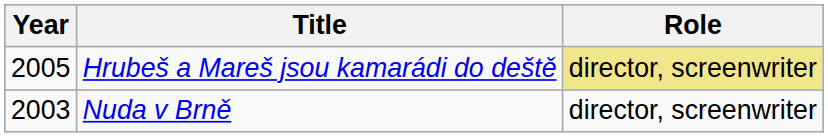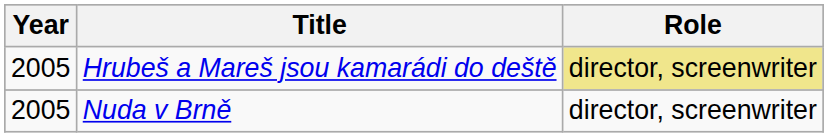(41, 110) 2003 -> (41, 110) 2005
